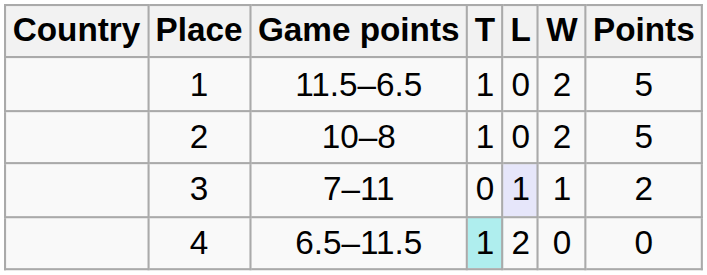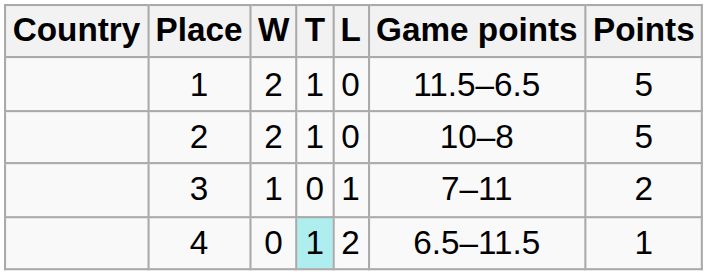columns swapped: (562, 30) <-> (359, 30)
(521, 189) lavender background -> (351, 189) no background
(644, 242) 0 -> (644, 242) 1
